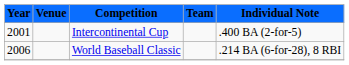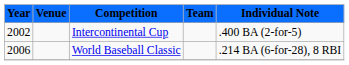(19, 32) 2001 -> (19, 32) 2002
